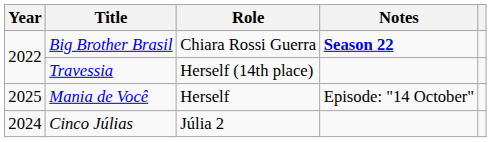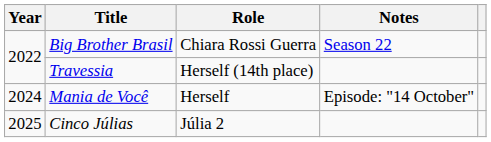(359, 44) bold -> (358, 44) normal
(25, 96) 2025 -> (25, 96) 2024
(25, 123) 2024 -> (25, 123) 2025
